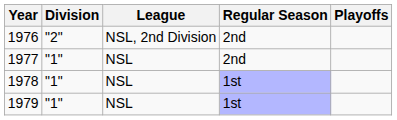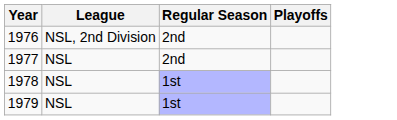- column: (72, 15)
